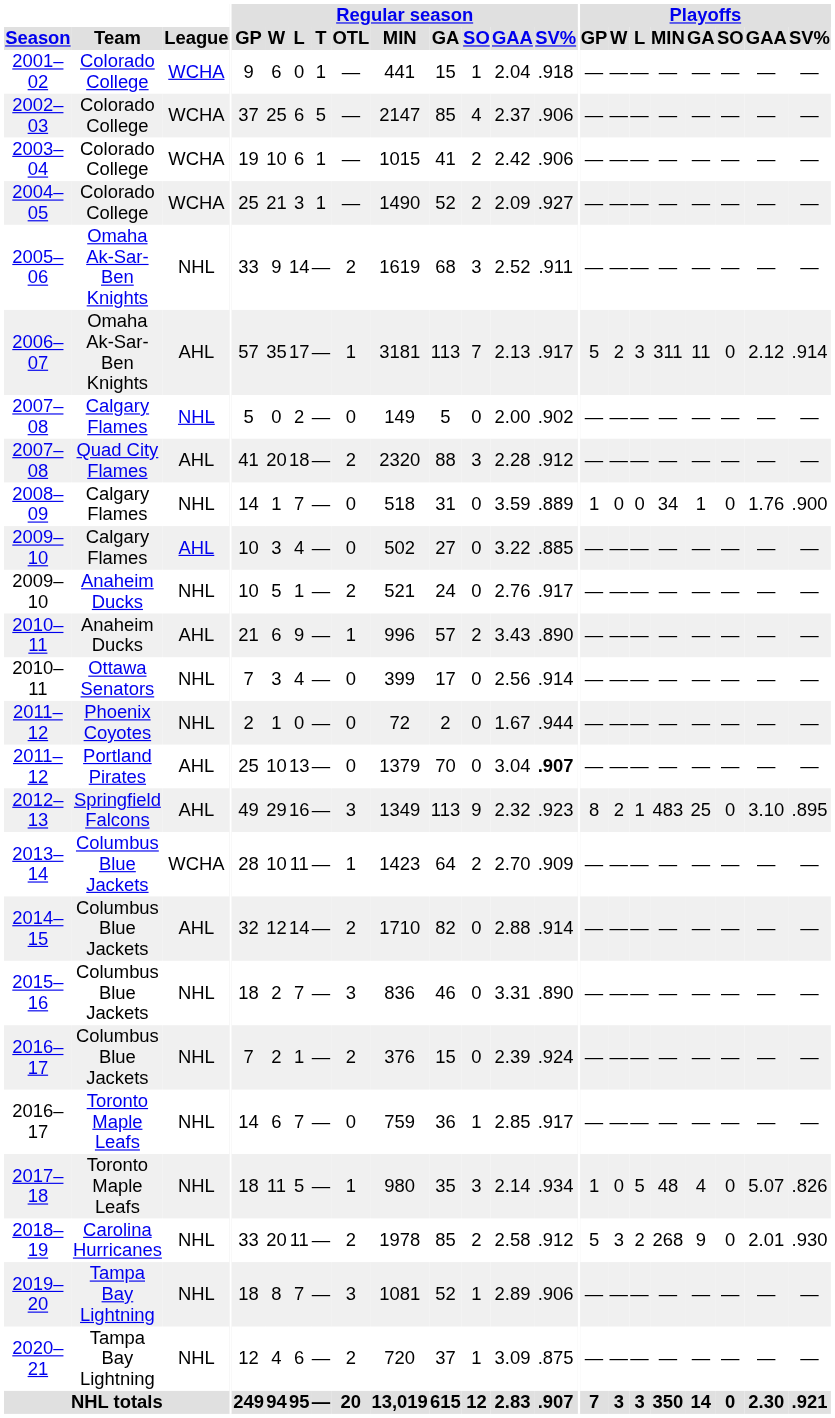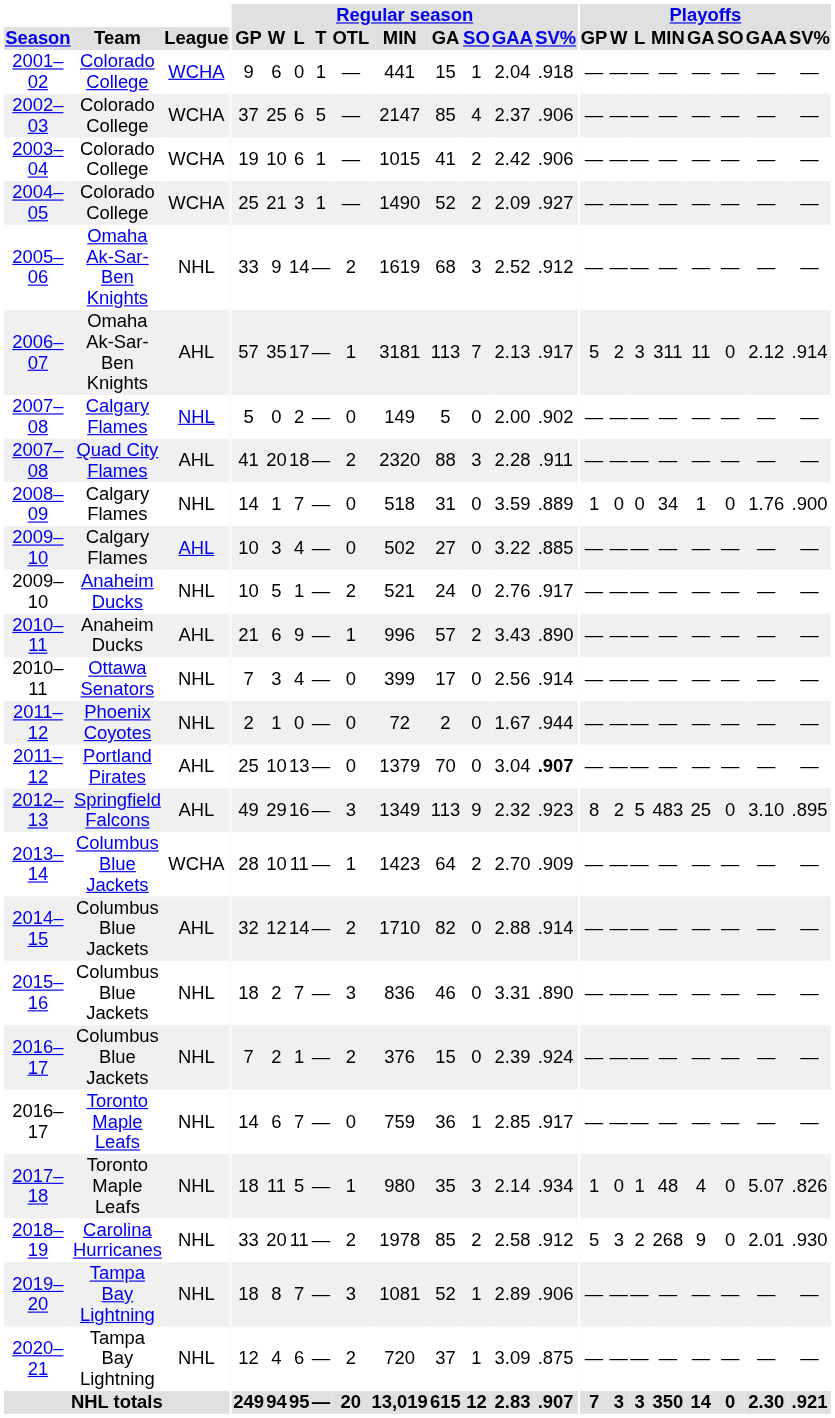(556, 267) .911 -> (556, 267) .912
(556, 460) .912 -> (556, 460) .911
(640, 810) 1 -> (640, 810) 5
(640, 1186) 5 -> (640, 1186) 1
